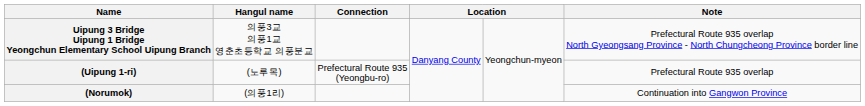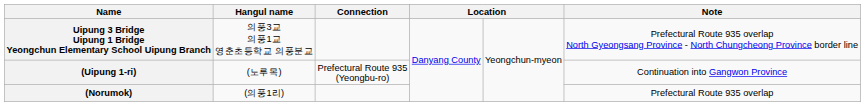(712, 72) Prefectural Route 935 overlap -> (712, 72) Continuation into Gangwon Province
(712, 93) Continuation into Gangwon Province -> (712, 93) Prefectural Route 935 overlap
